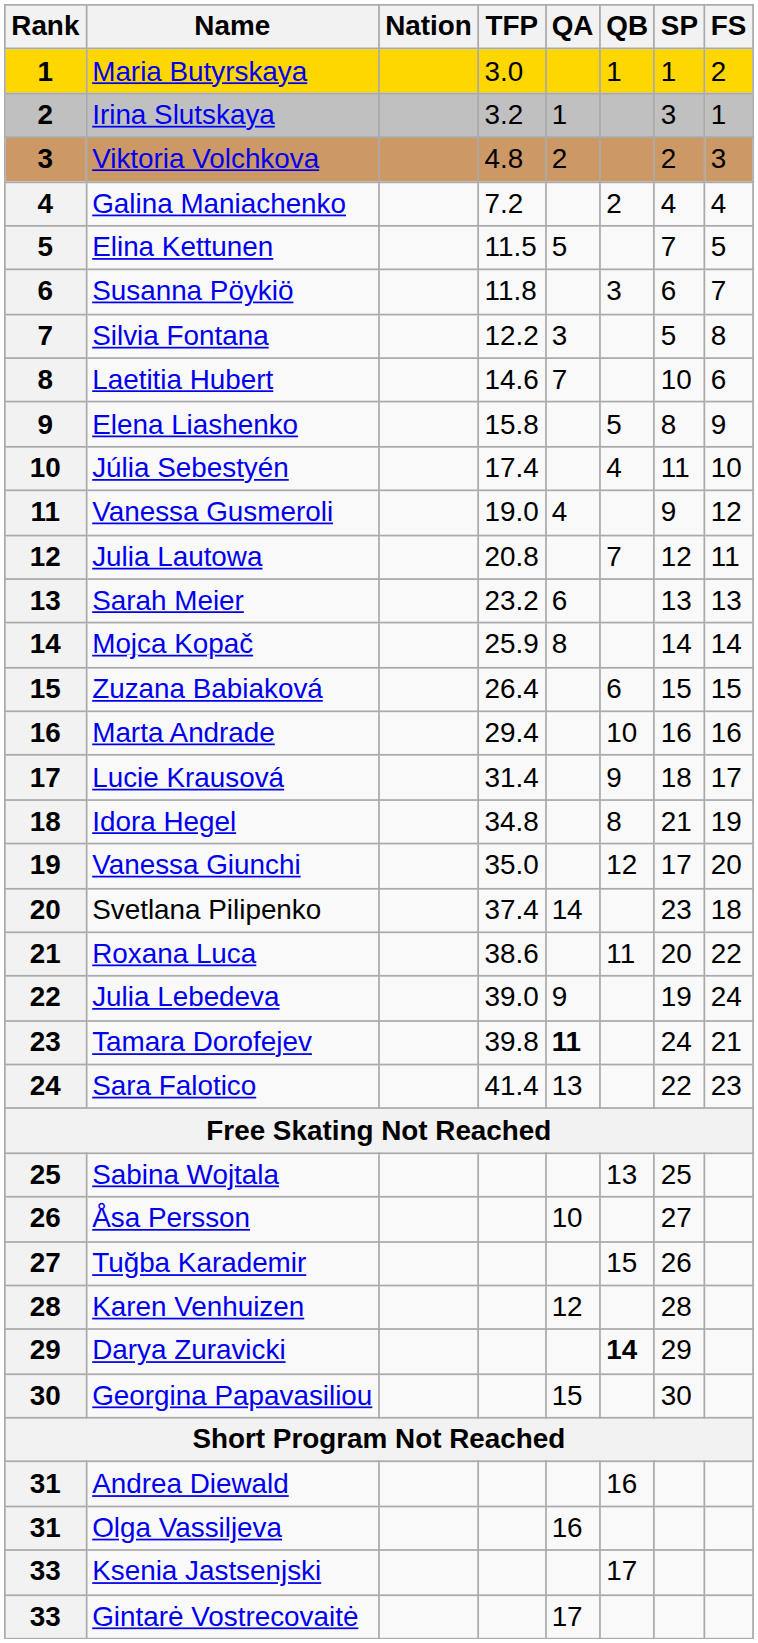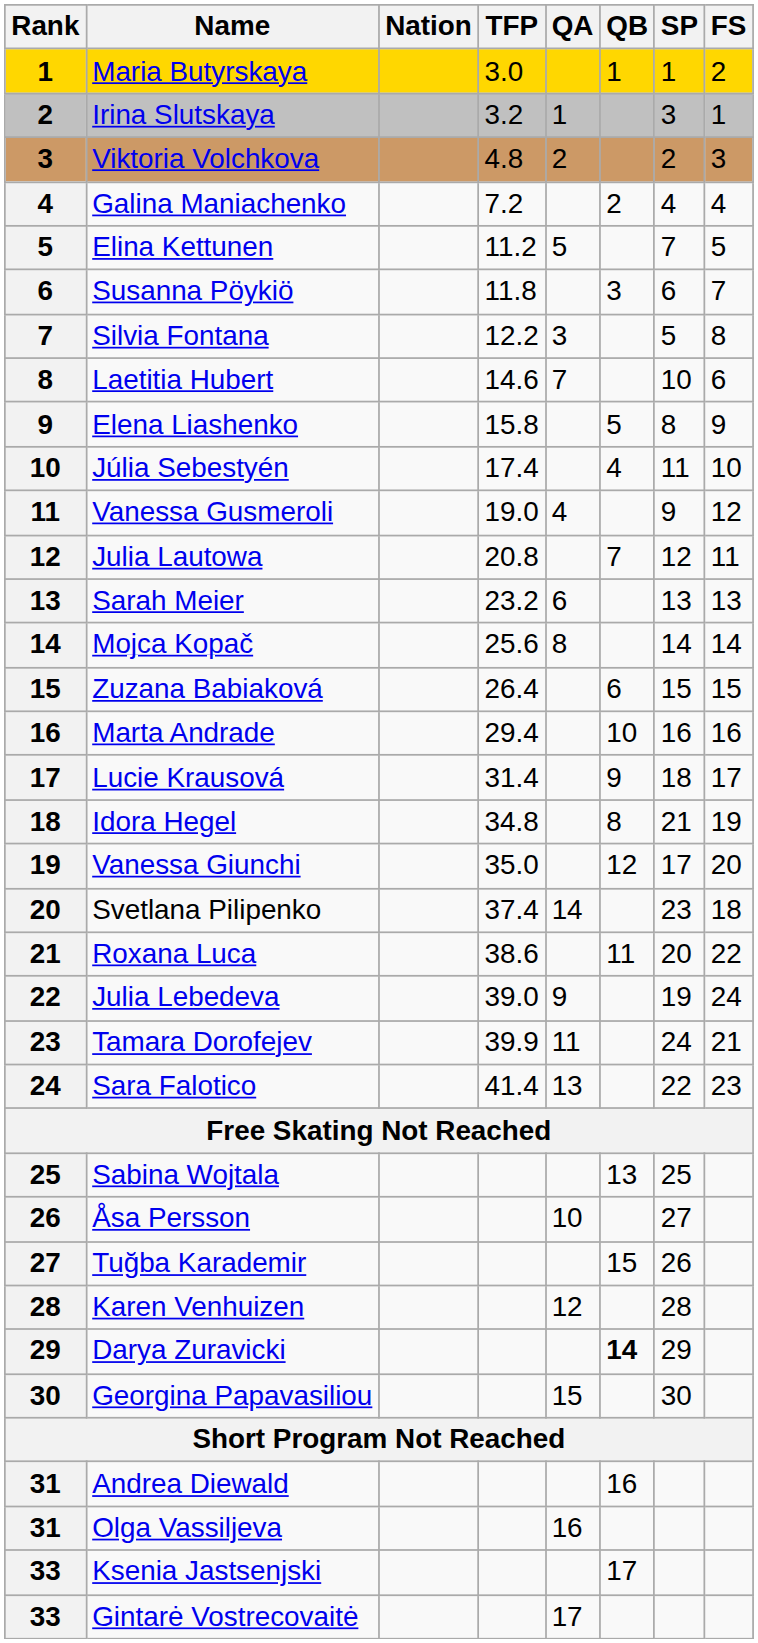(511, 247) 11.5 -> (511, 247) 11.2
(512, 644) 25.9 -> (512, 644) 25.6
(512, 1042) 39.8 -> (512, 1042) 39.9
(566, 1042) bold -> (566, 1042) normal
